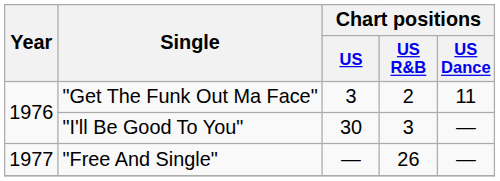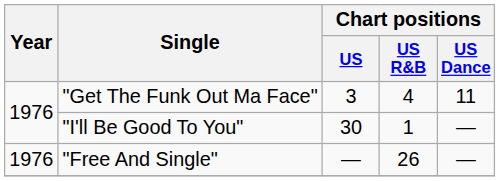(408, 96) 2 -> (408, 96) 4
(408, 128) 3 -> (408, 128) 1
(31, 159) 1977 -> (31, 159) 1976
